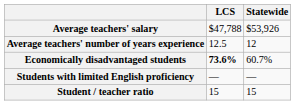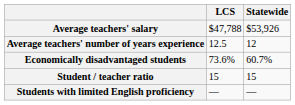(223, 60) bold -> (222, 60) normal
rows swapped: (105, 76) <-> (105, 92)
